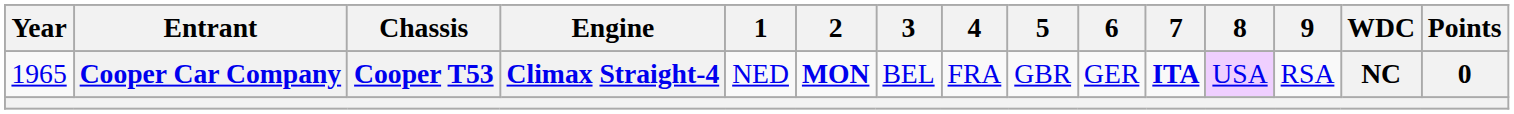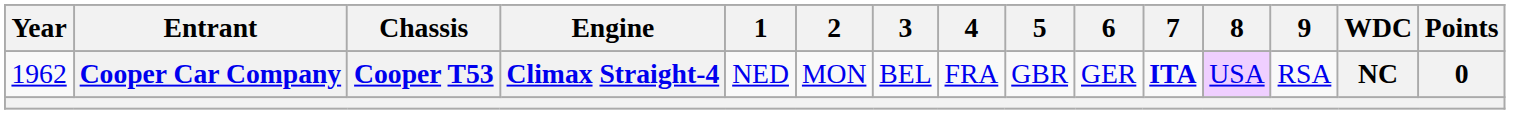(39, 73) 1965 -> (39, 73) 1962
(836, 73) bold -> (834, 73) normal
